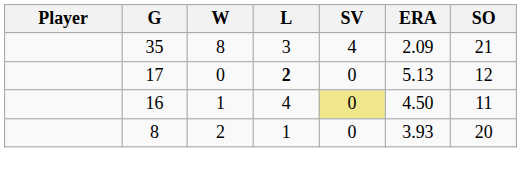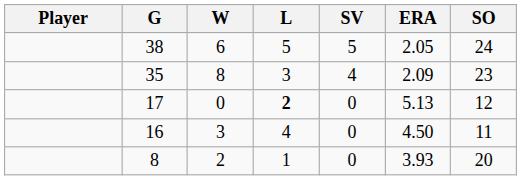+ row: (155, 47)
(484, 47) 21 -> (484, 75) 23
(220, 103) 1 -> (220, 132) 3
(352, 103) khaki background -> (352, 132) no background
